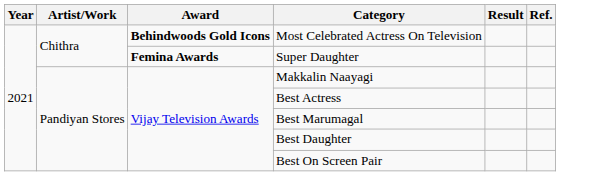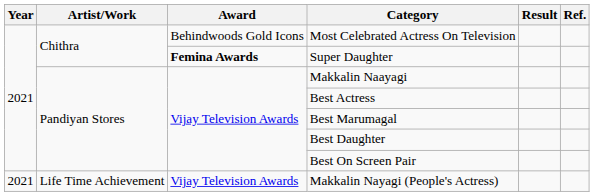(200, 35) bold -> (237, 35) normal
+ row: (404, 181)
